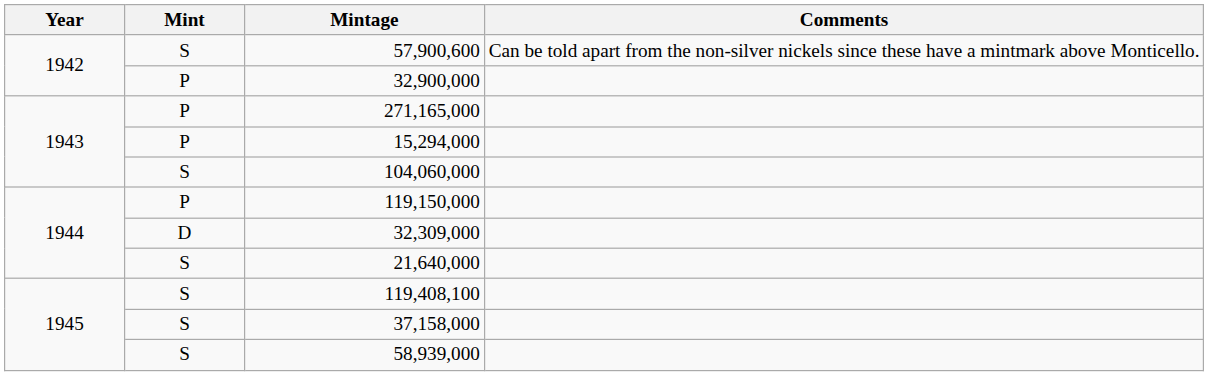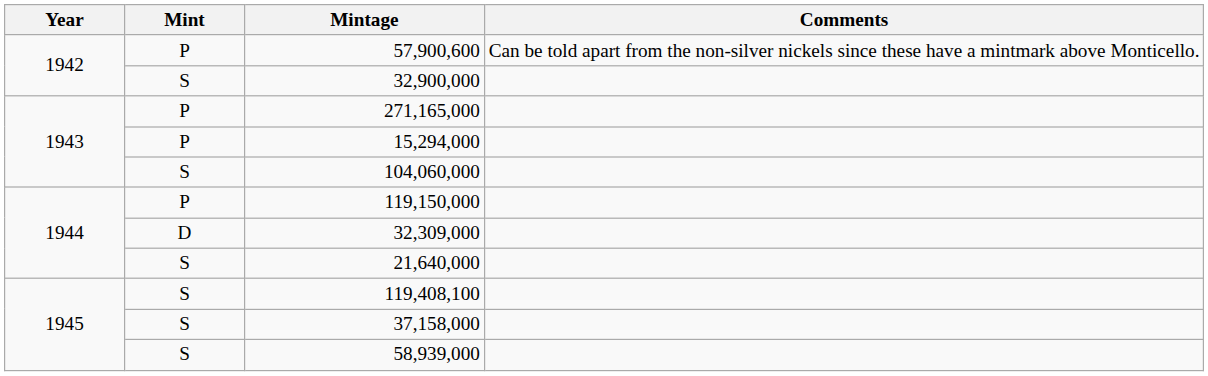(184, 50) S -> (184, 50) P
(184, 80) P -> (184, 80) S
